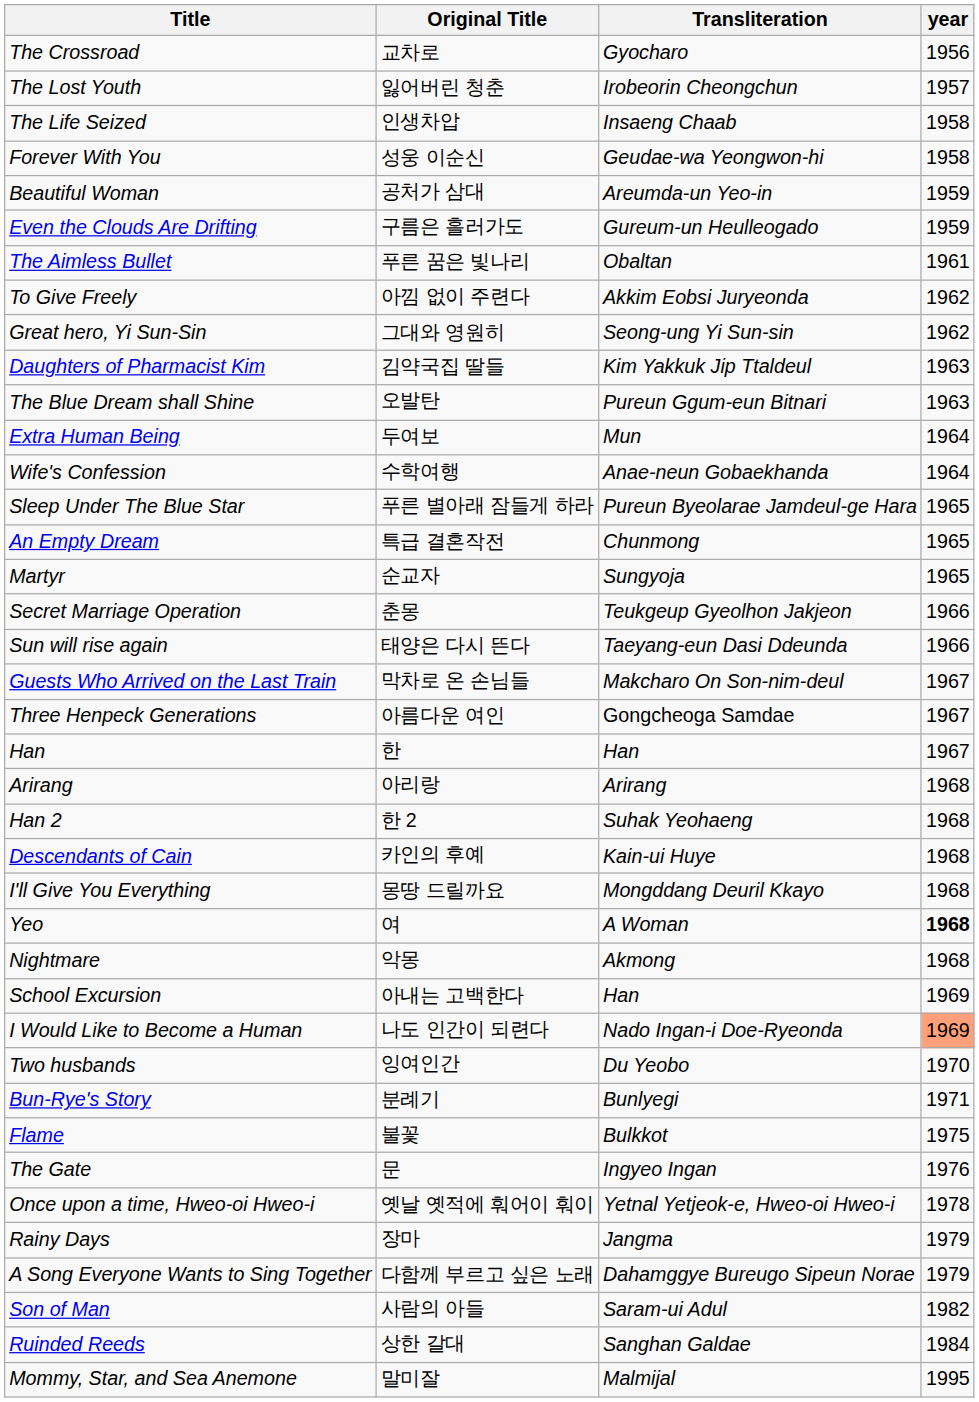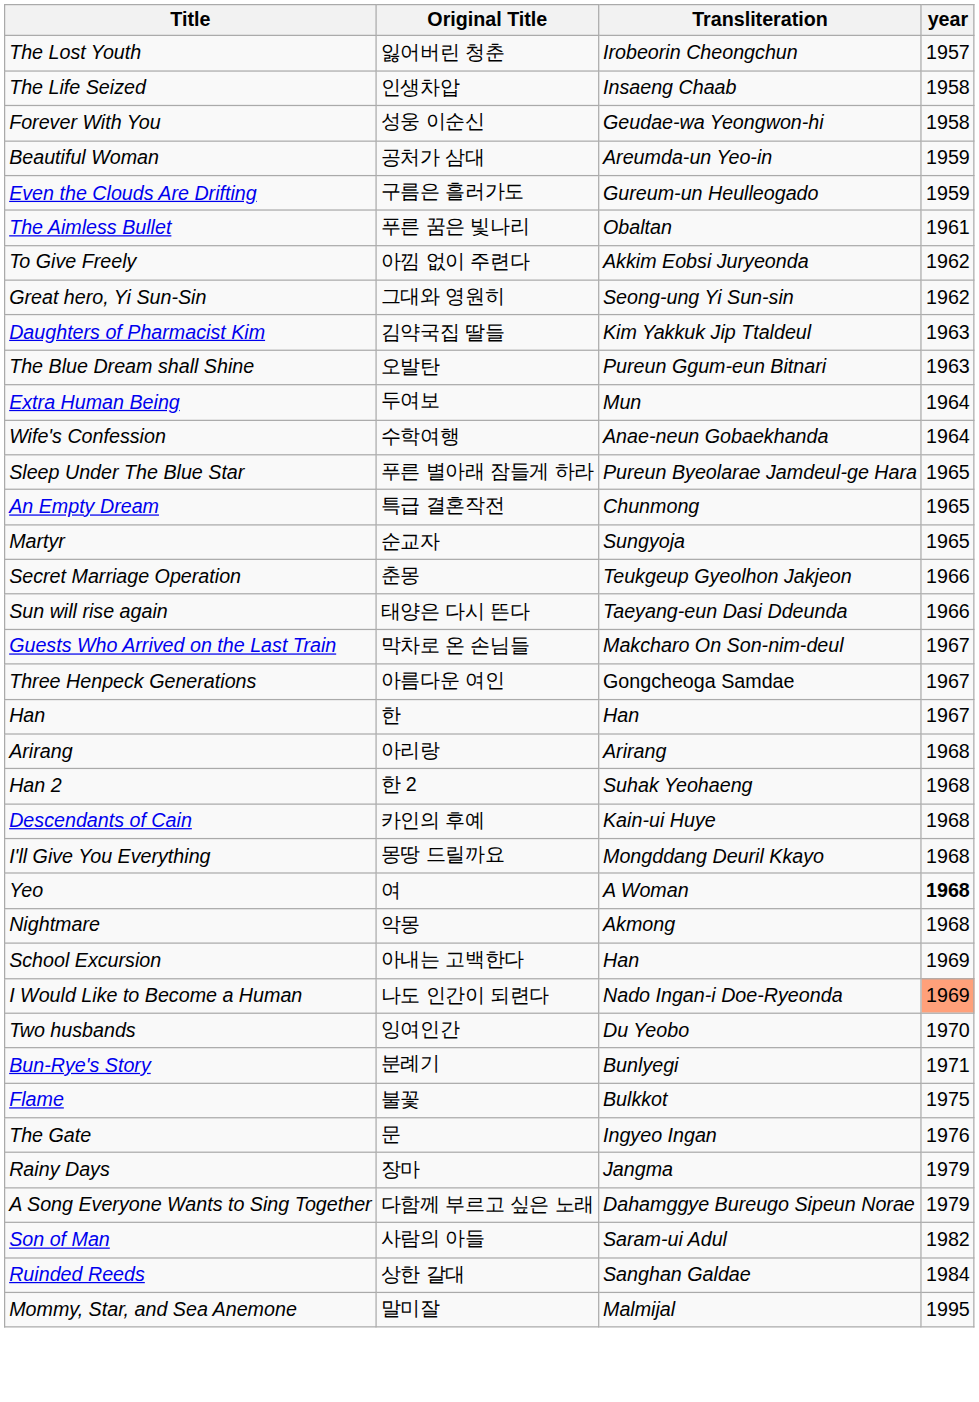- row: (74, 53)
- row: (162, 1204)
